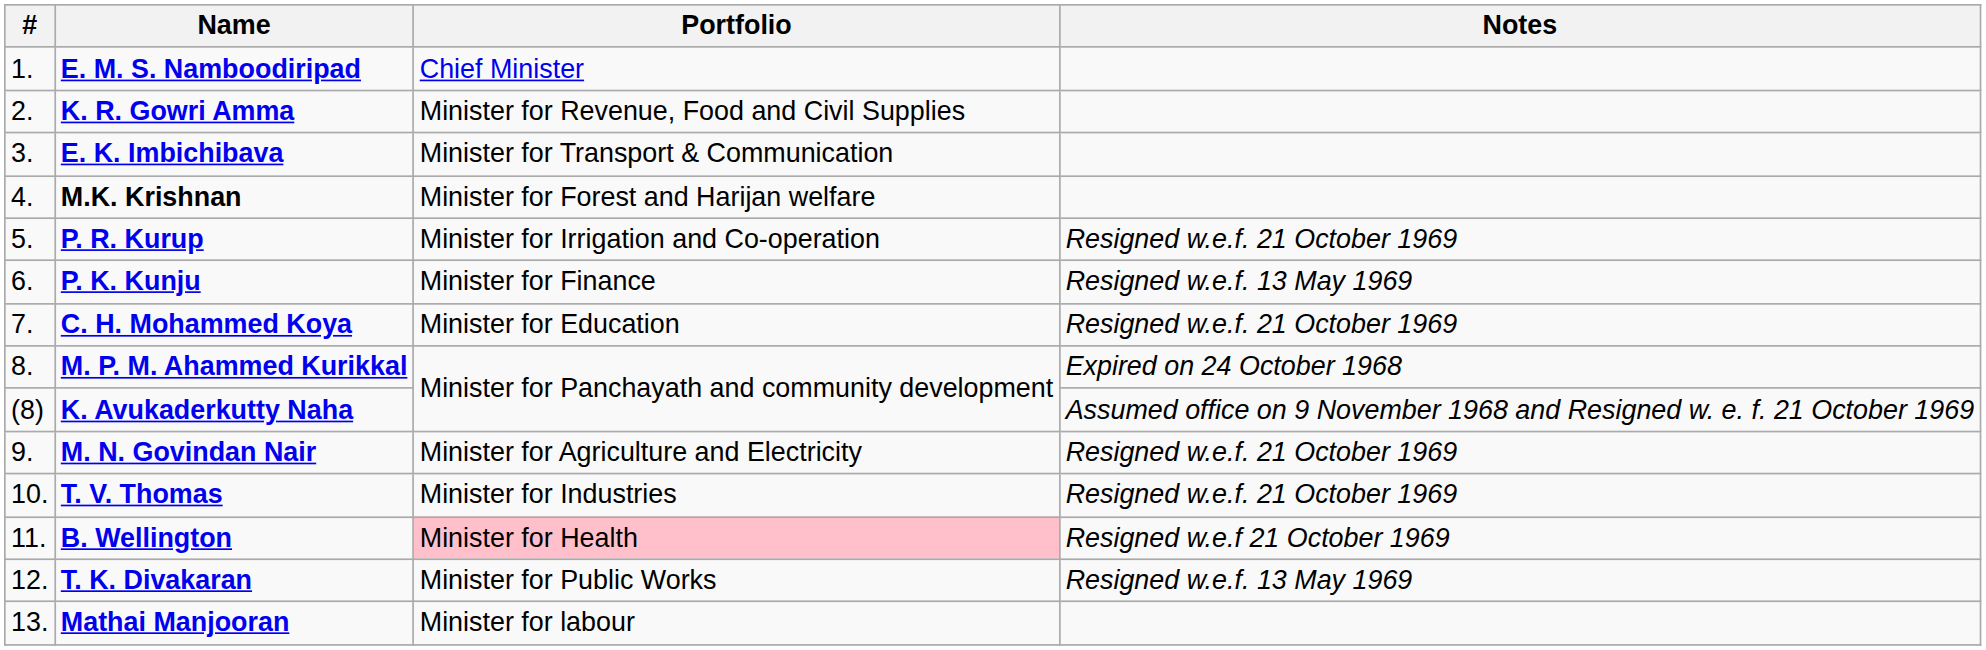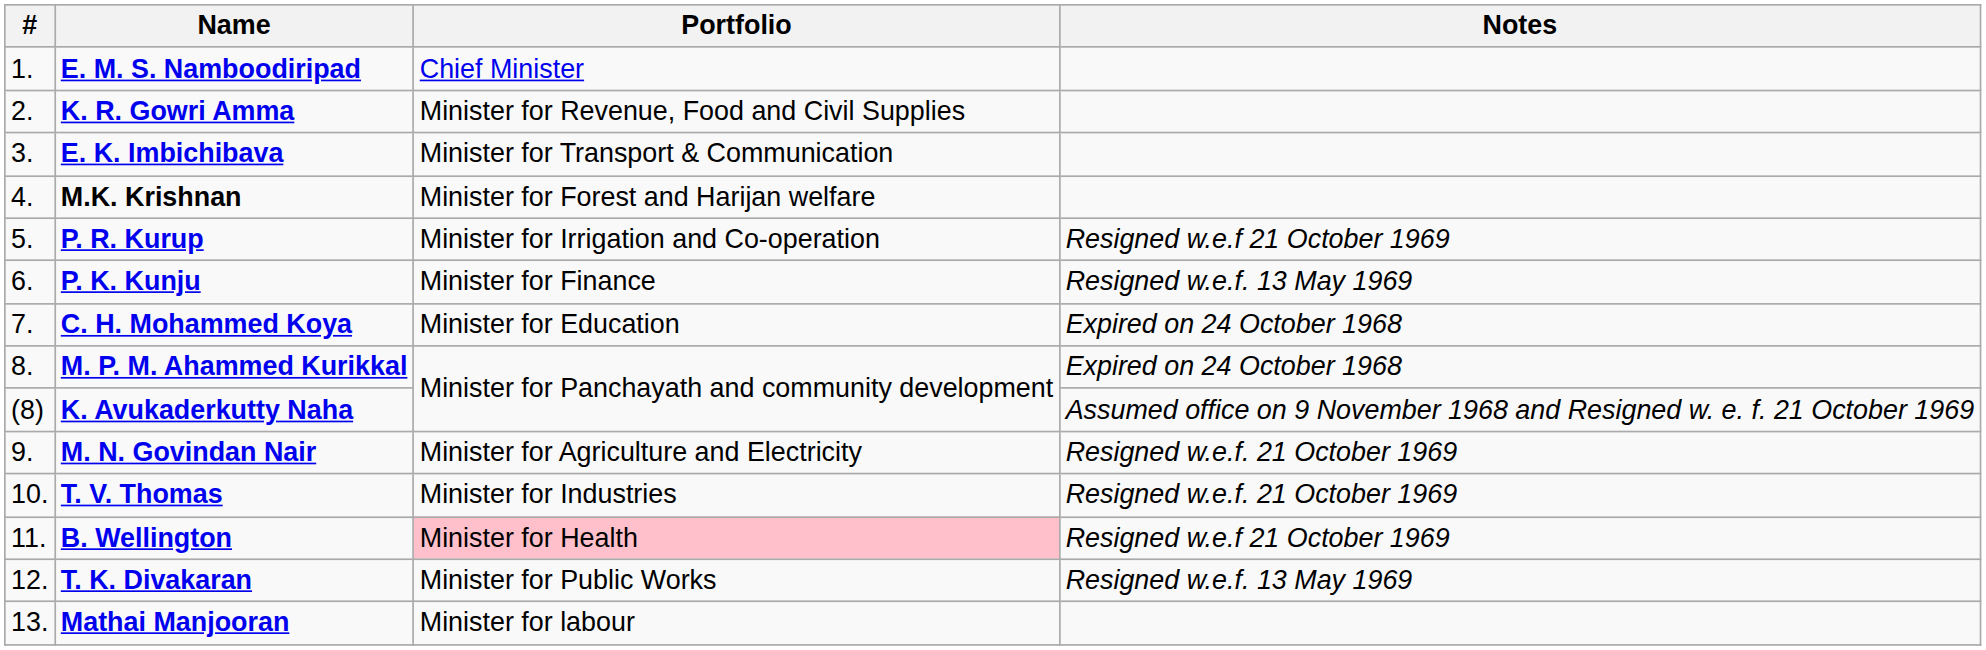(1261, 238) Resigned w.e.f. 21 October 1969 -> (1258, 238) Resigned w.e.f 21 October 1969
(1261, 324) Resigned w.e.f. 21 October 1969 -> (1234, 324) Expired on 24 October 1968
